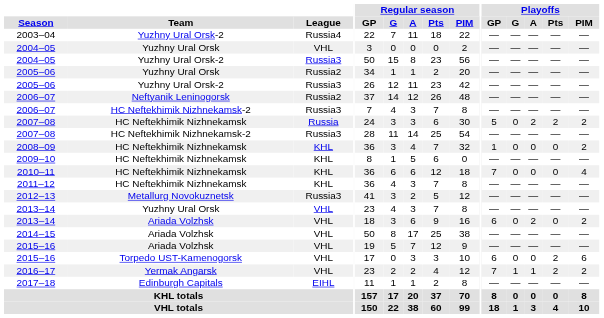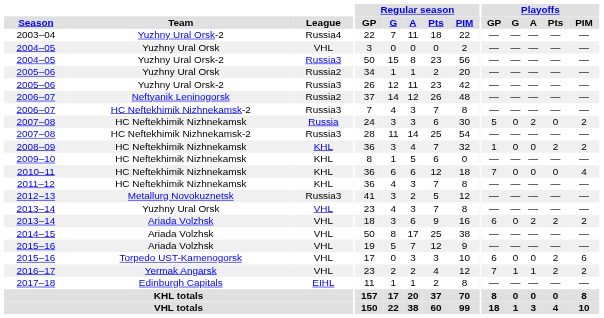(556, 121) 2 -> (556, 121) 0
(556, 146) 0 -> (556, 146) 2
(556, 221) 0 -> (556, 221) 2
